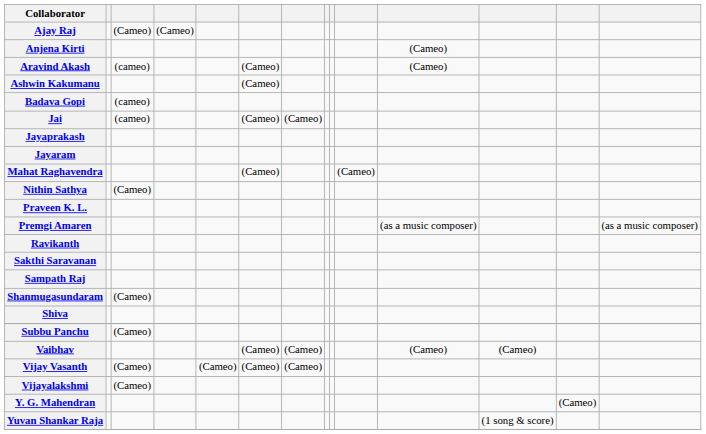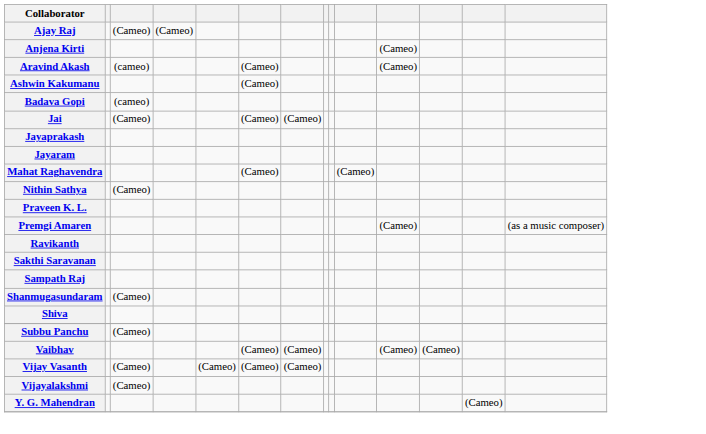(132, 119) (cameo) -> (132, 119) (Cameo)
(428, 225) (as a music composer) -> (398, 225) (Cameo)
- row: (55, 420)
